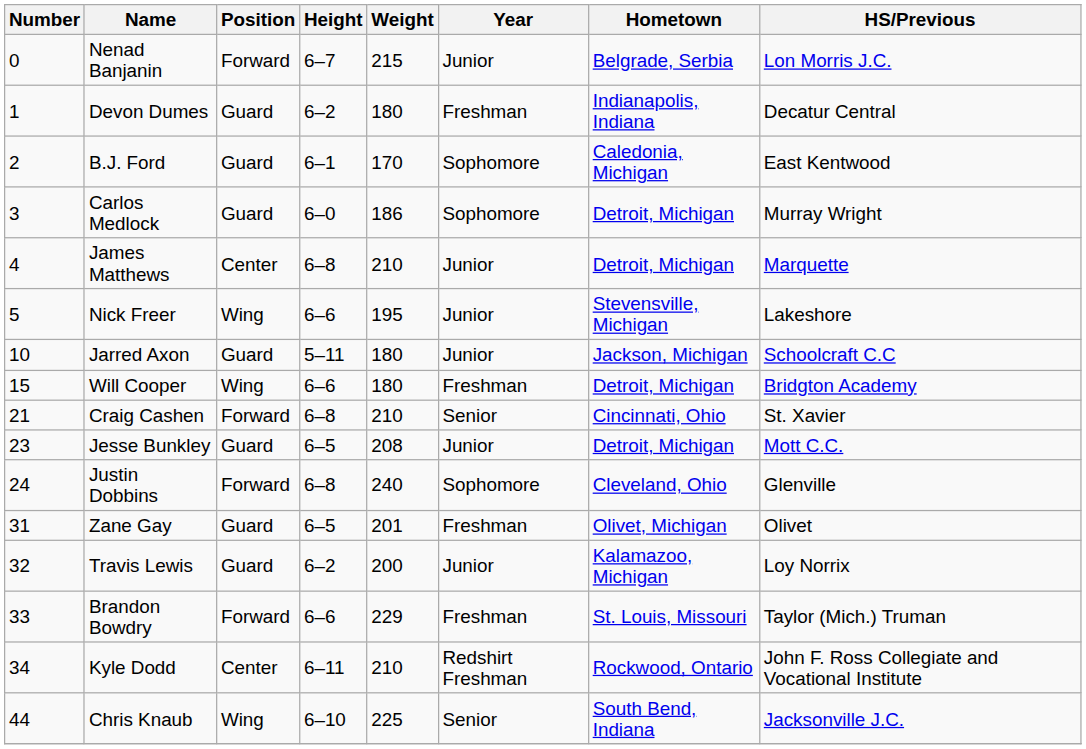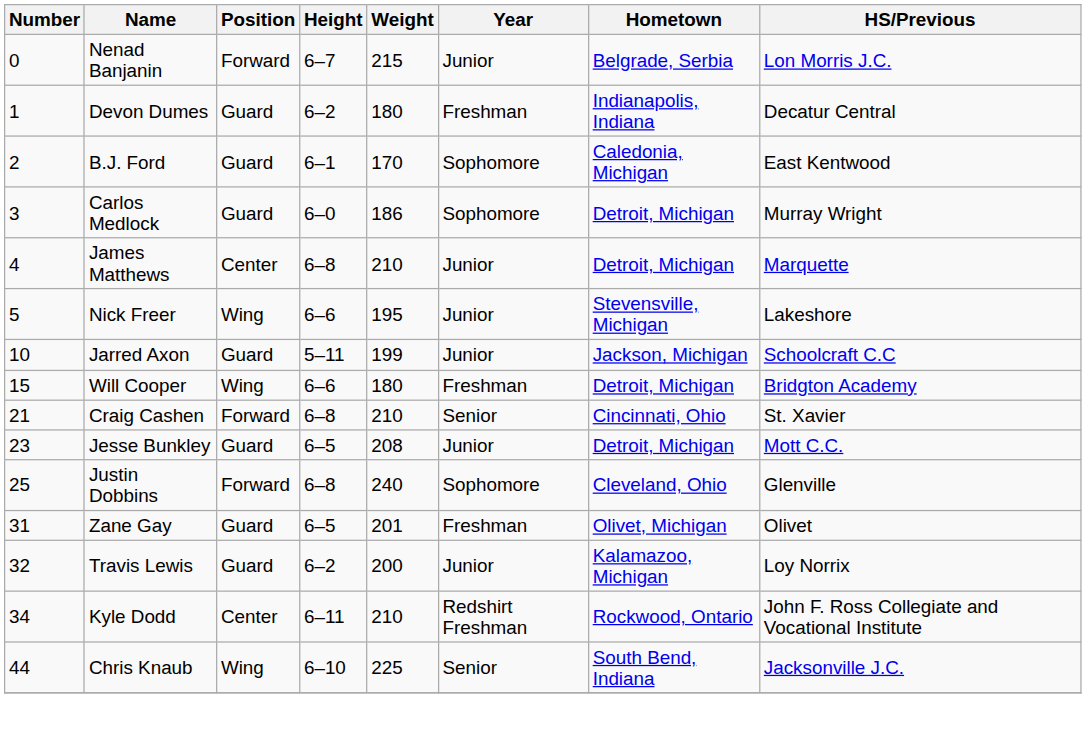(387, 355) 180 -> (387, 355) 199
(19, 485) 24 -> (19, 485) 25
- row: (125, 617)
